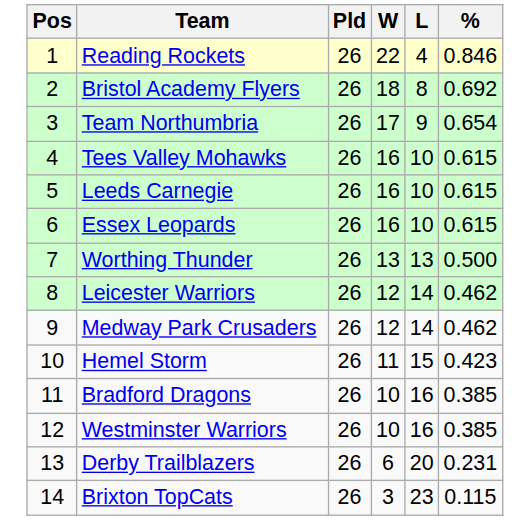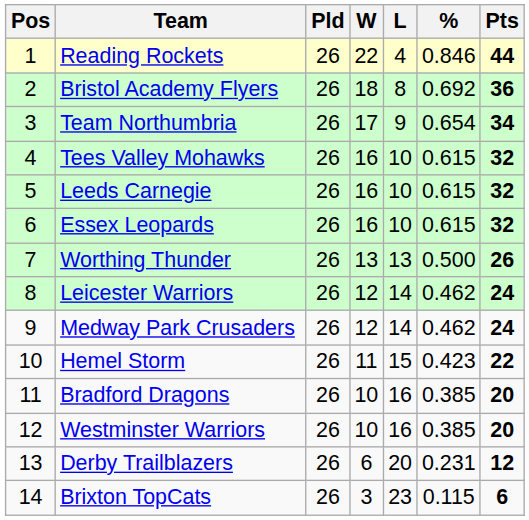+ column: (502, 21)
